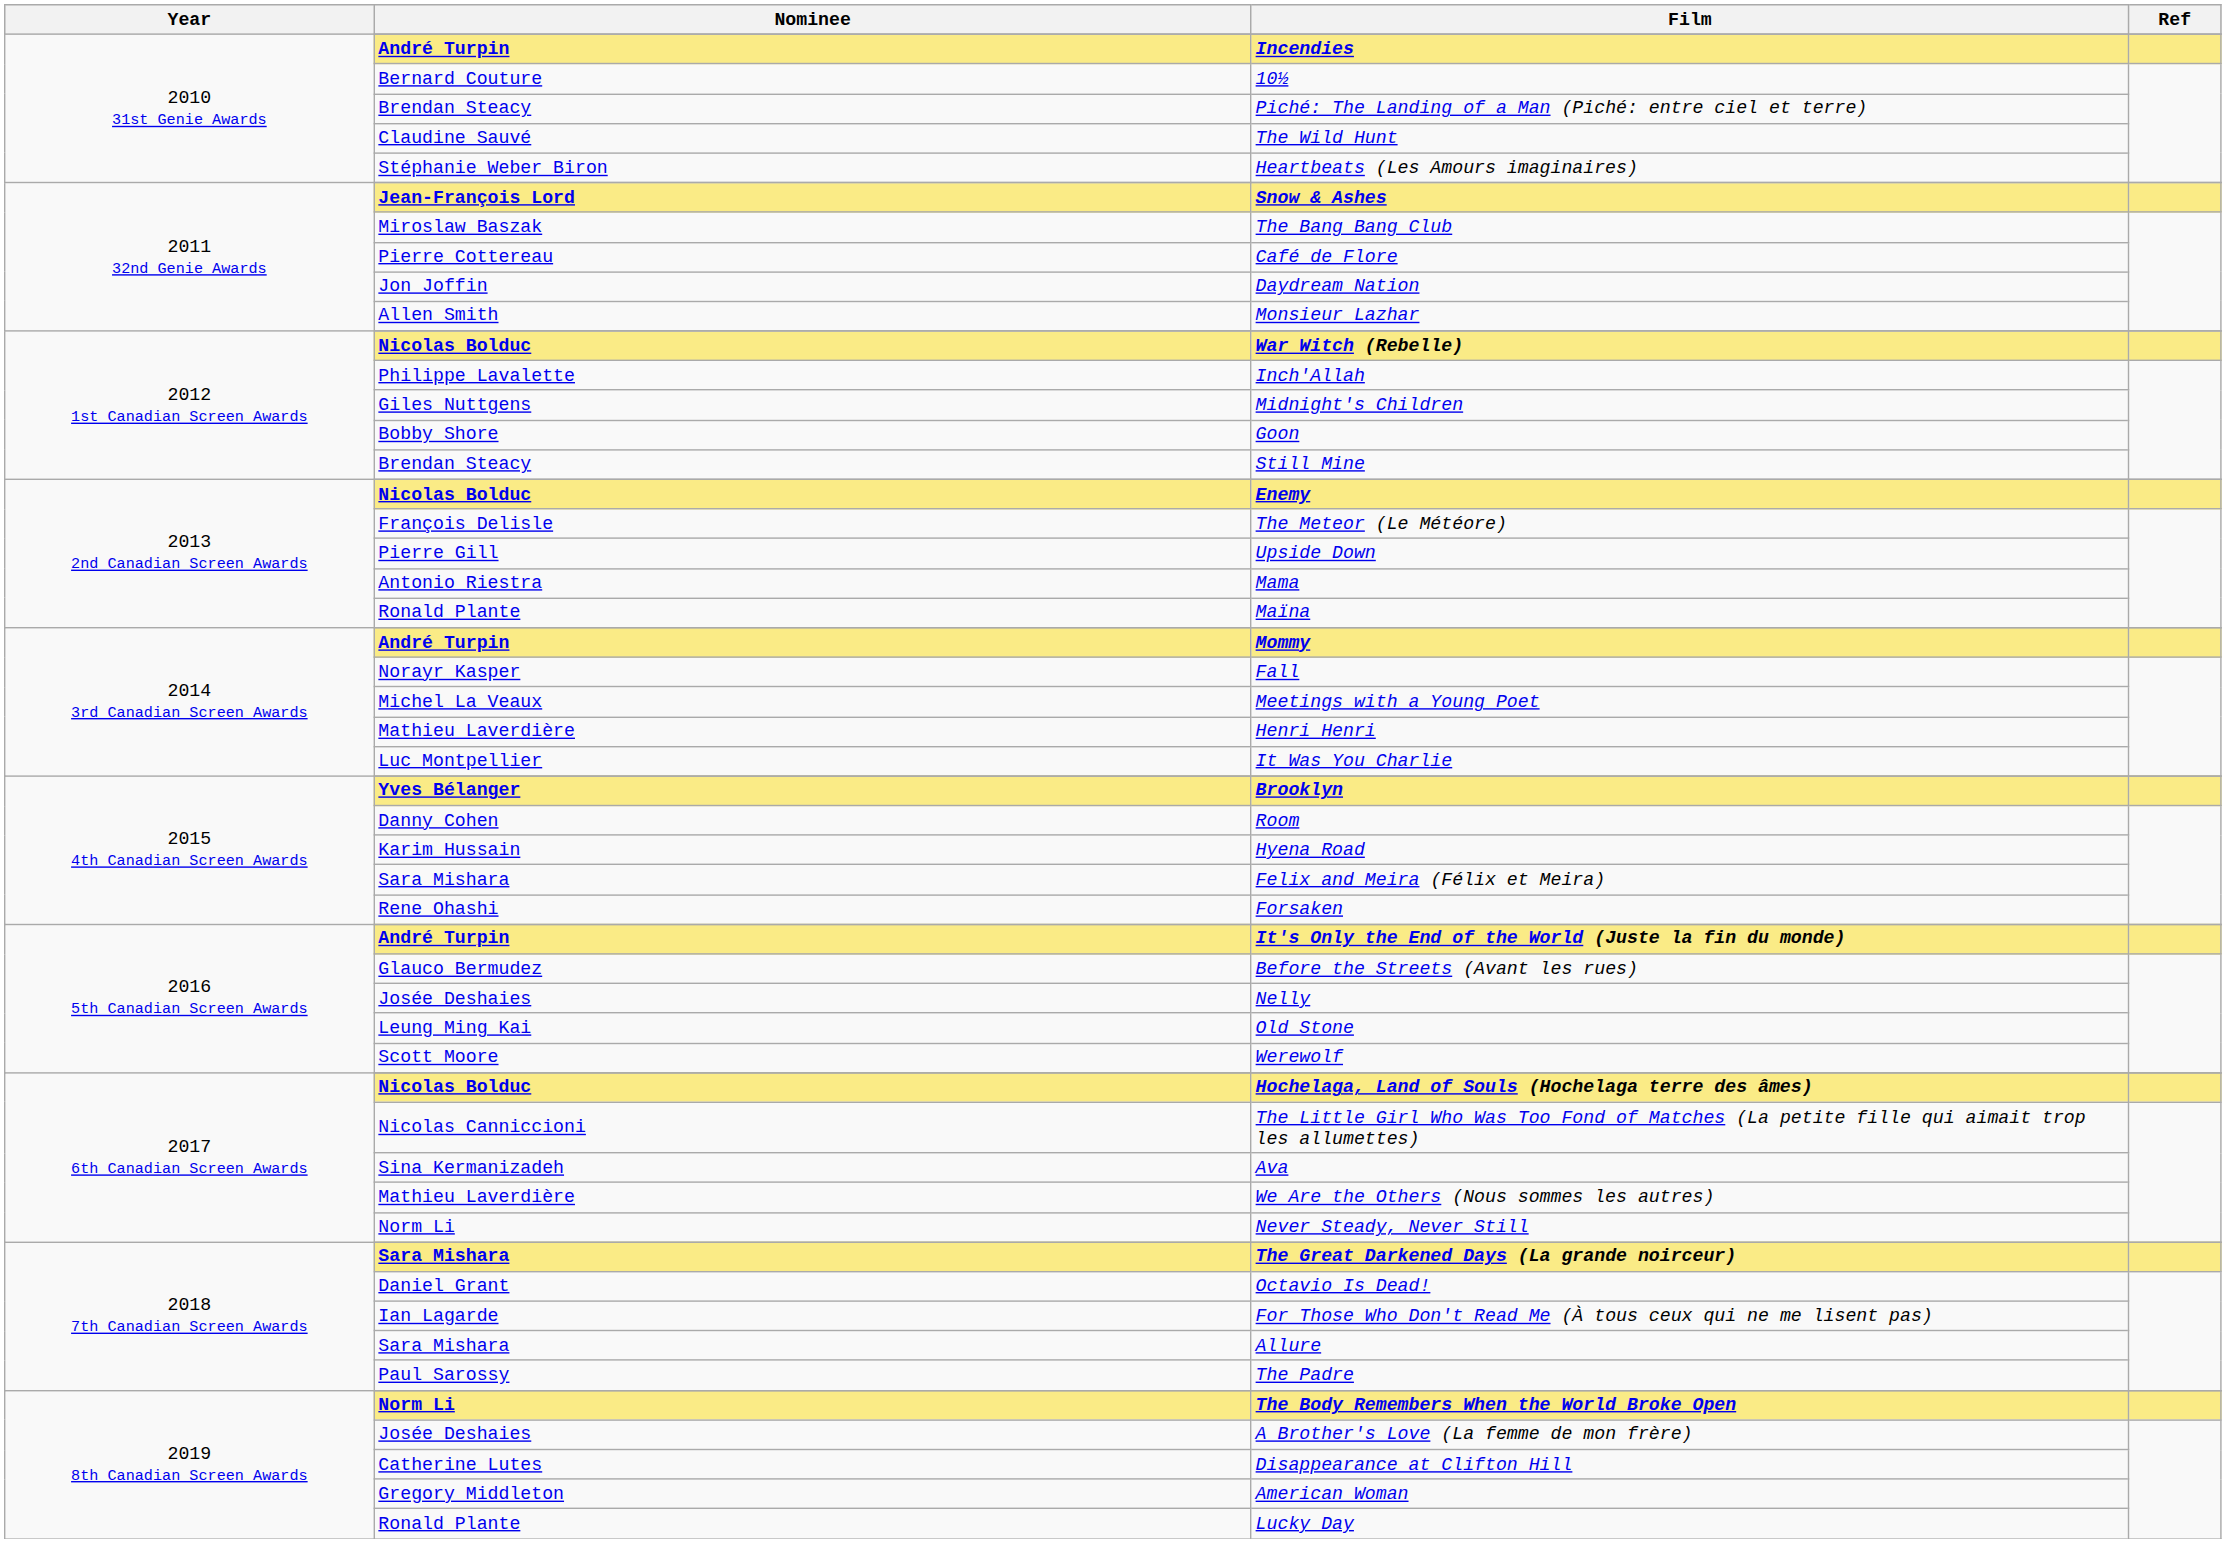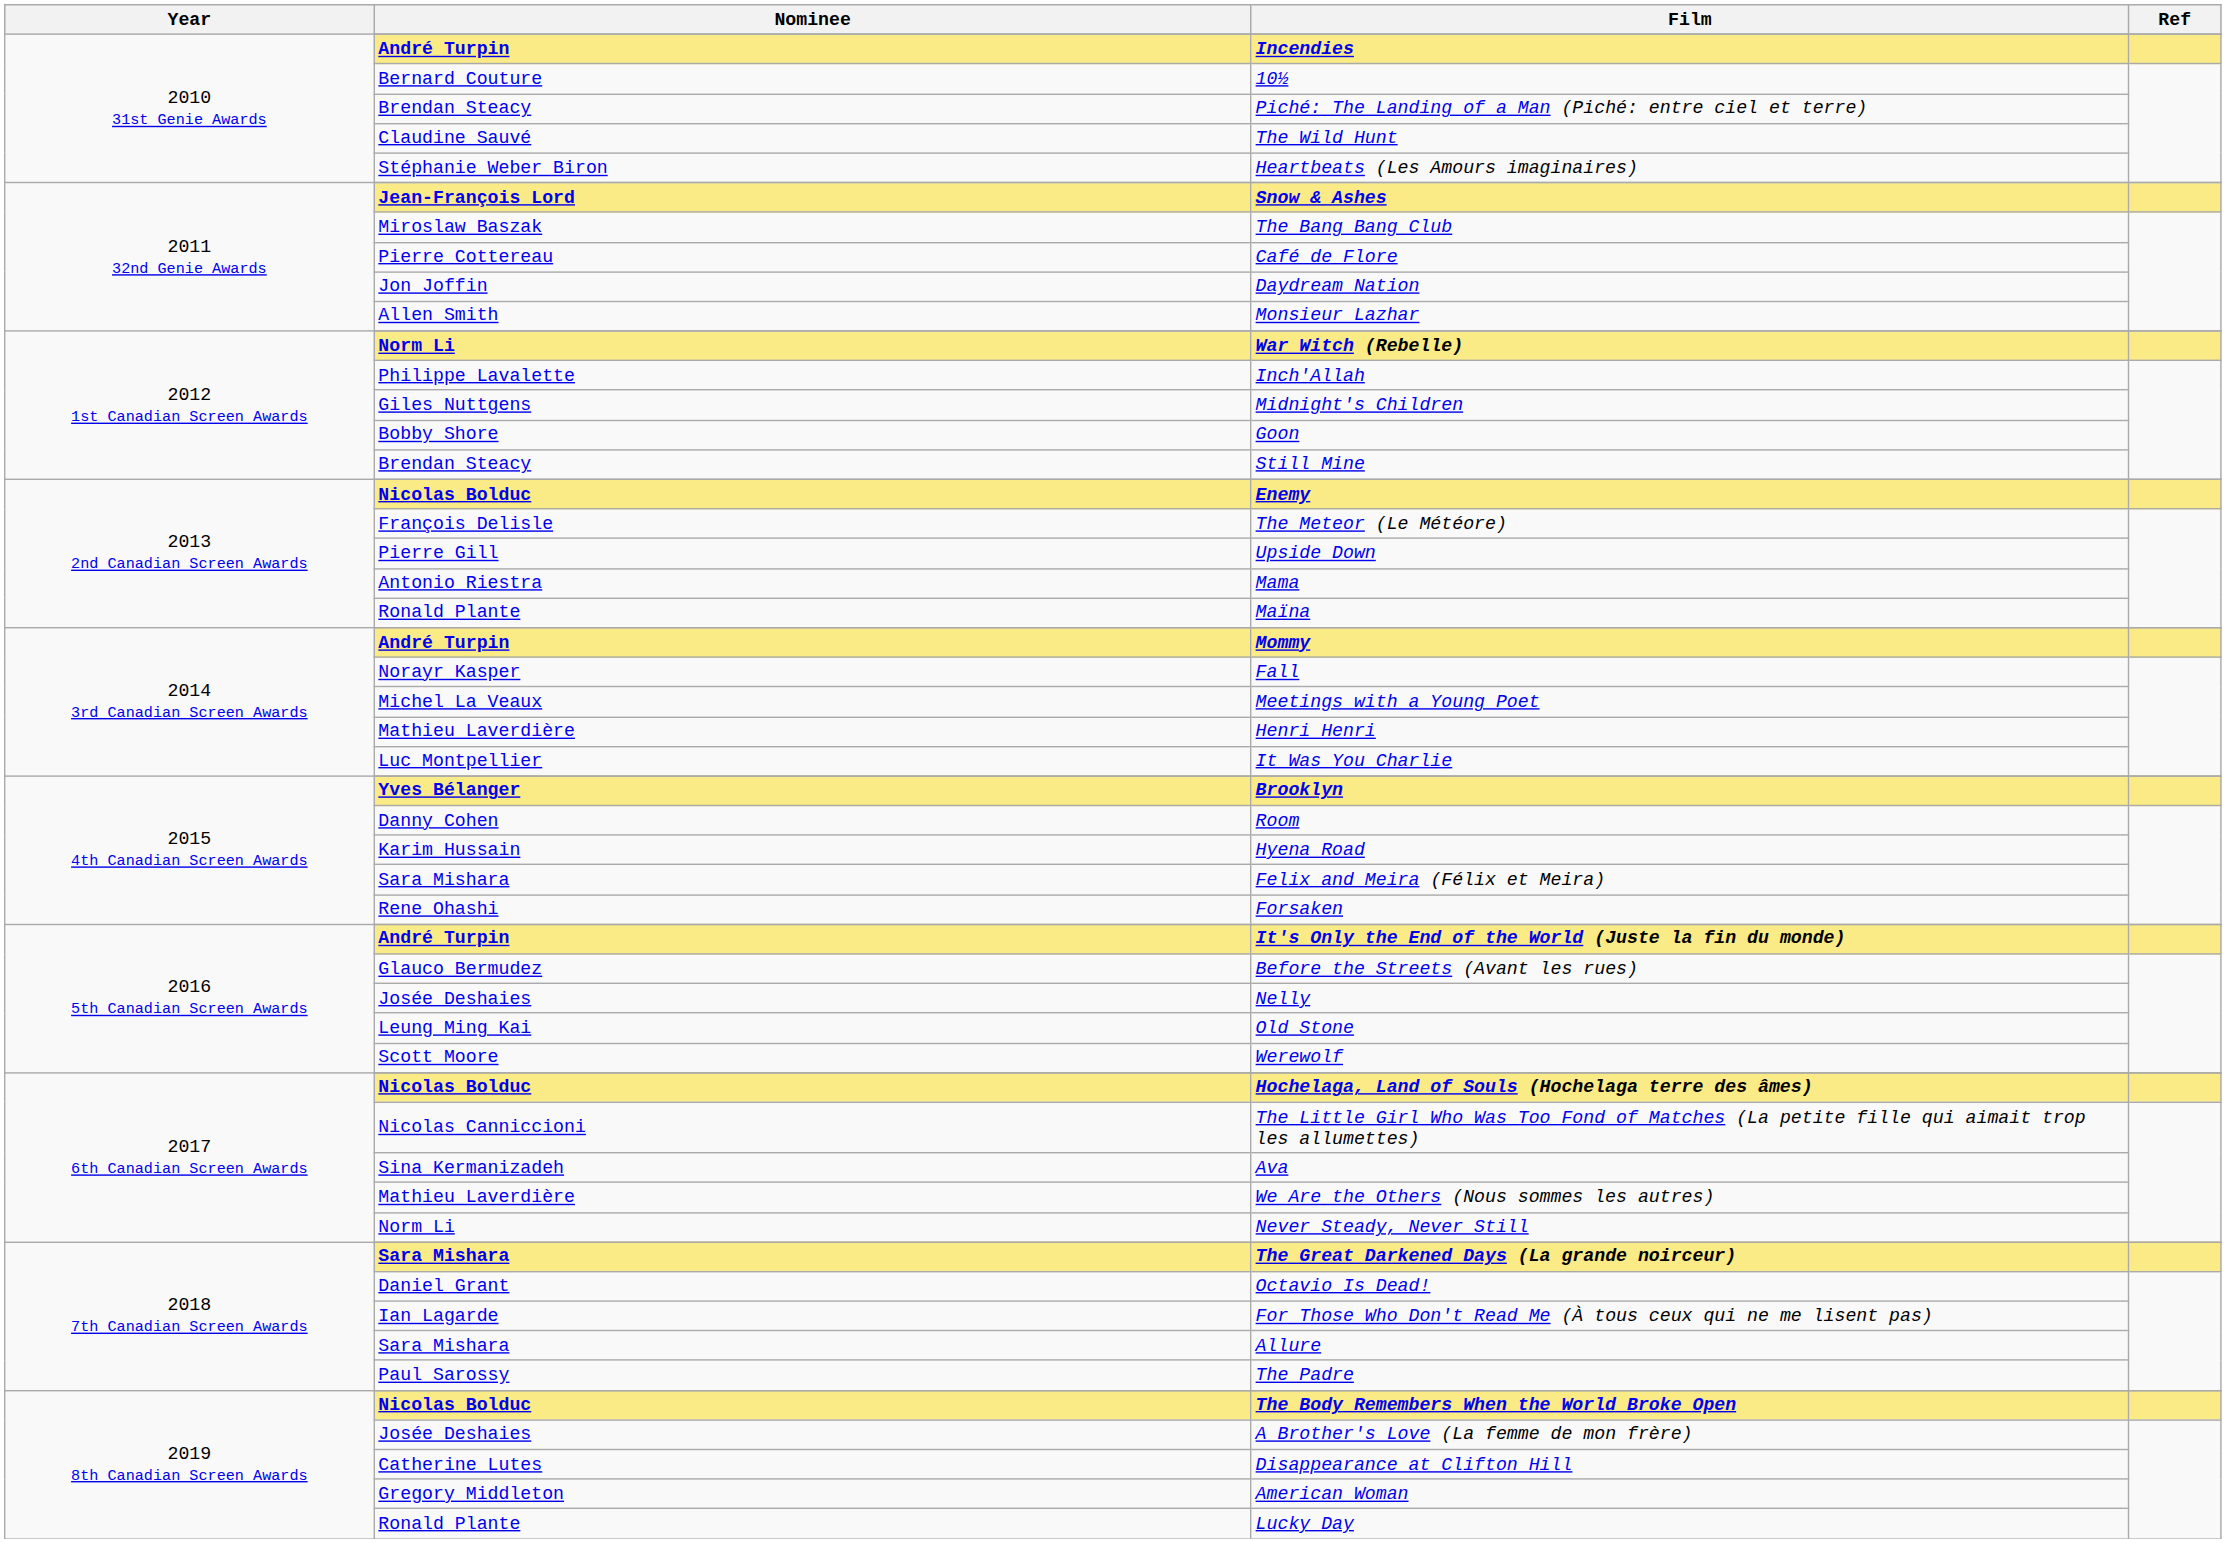(455, 346) Nicolas Bolduc -> (417, 346) Norm Li
(417, 1405) Norm Li -> (455, 1405) Nicolas Bolduc
